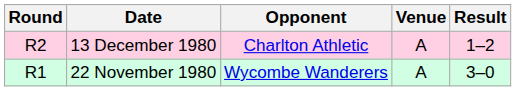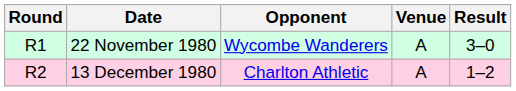rows swapped: (143, 72) <-> (143, 45)
